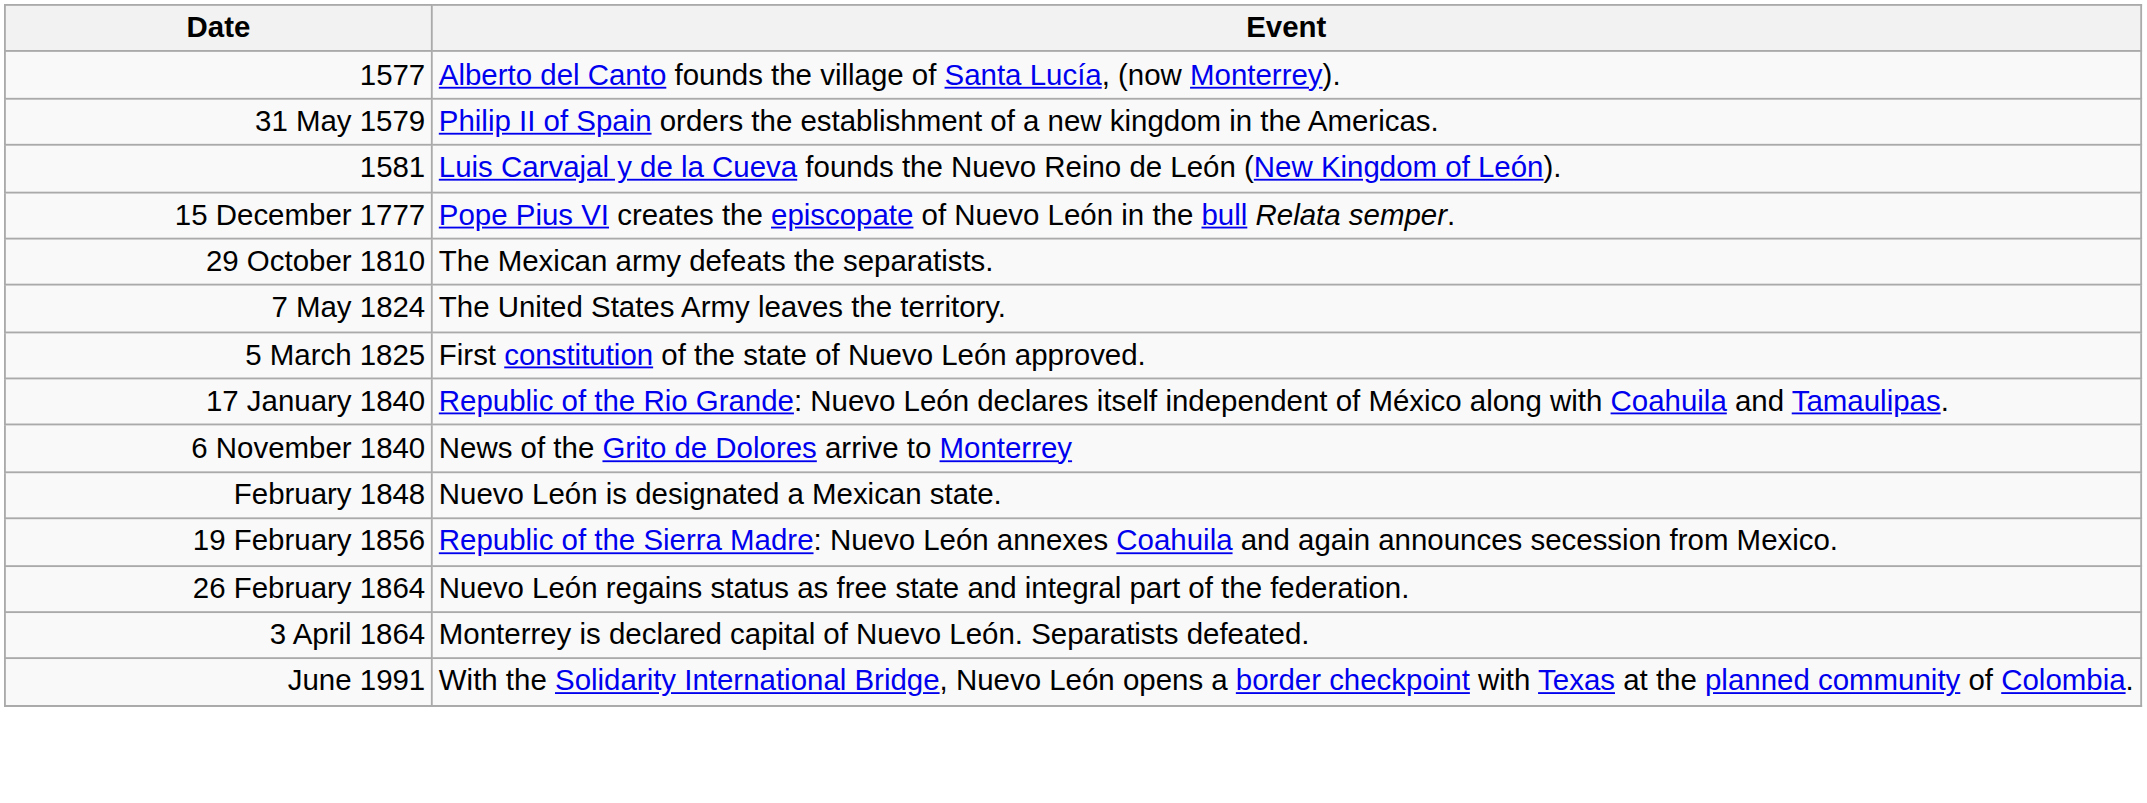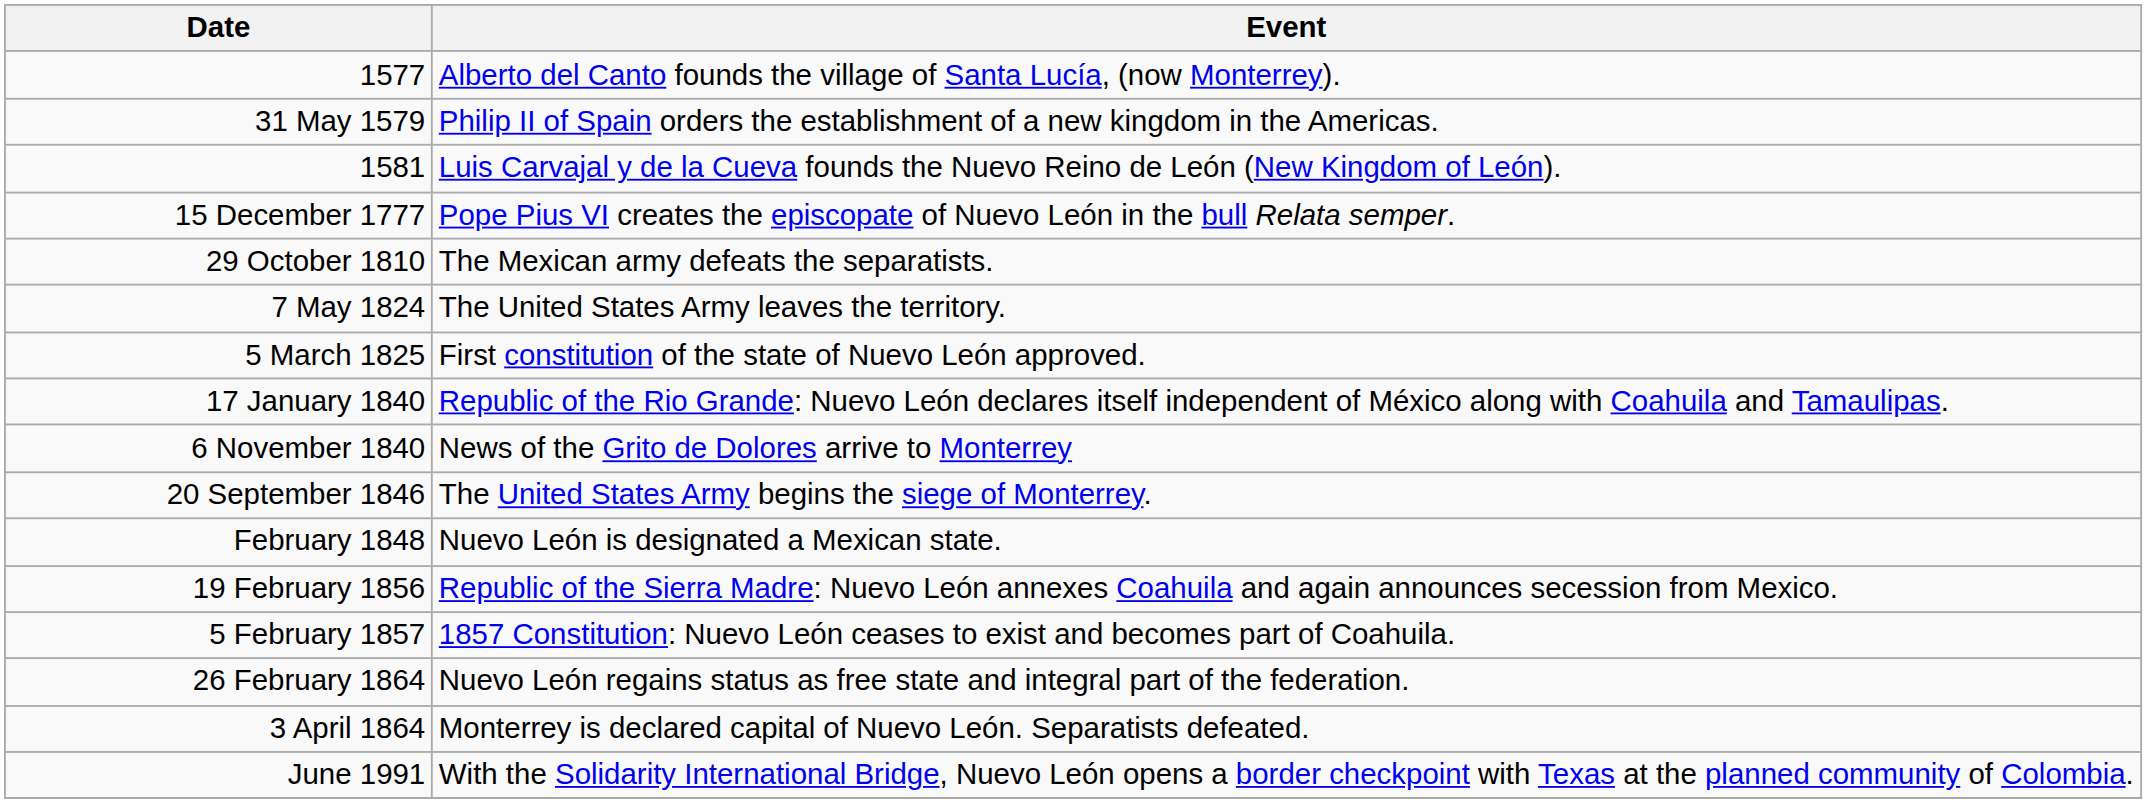+ row: (296, 494)
+ row: (317, 634)
